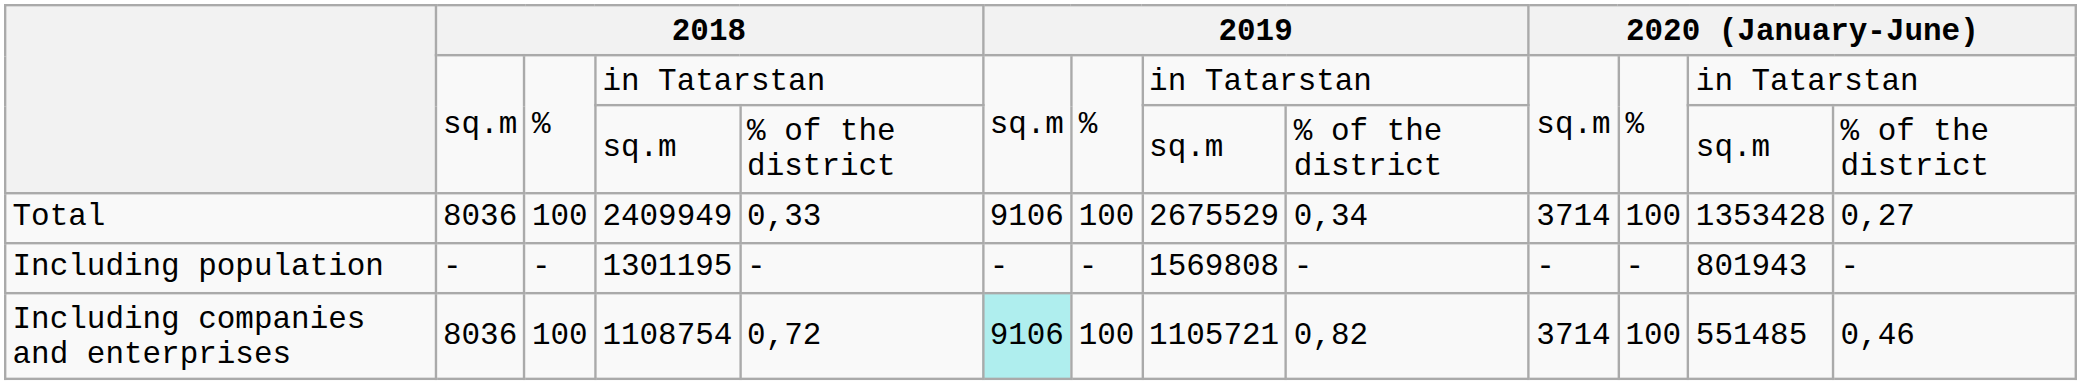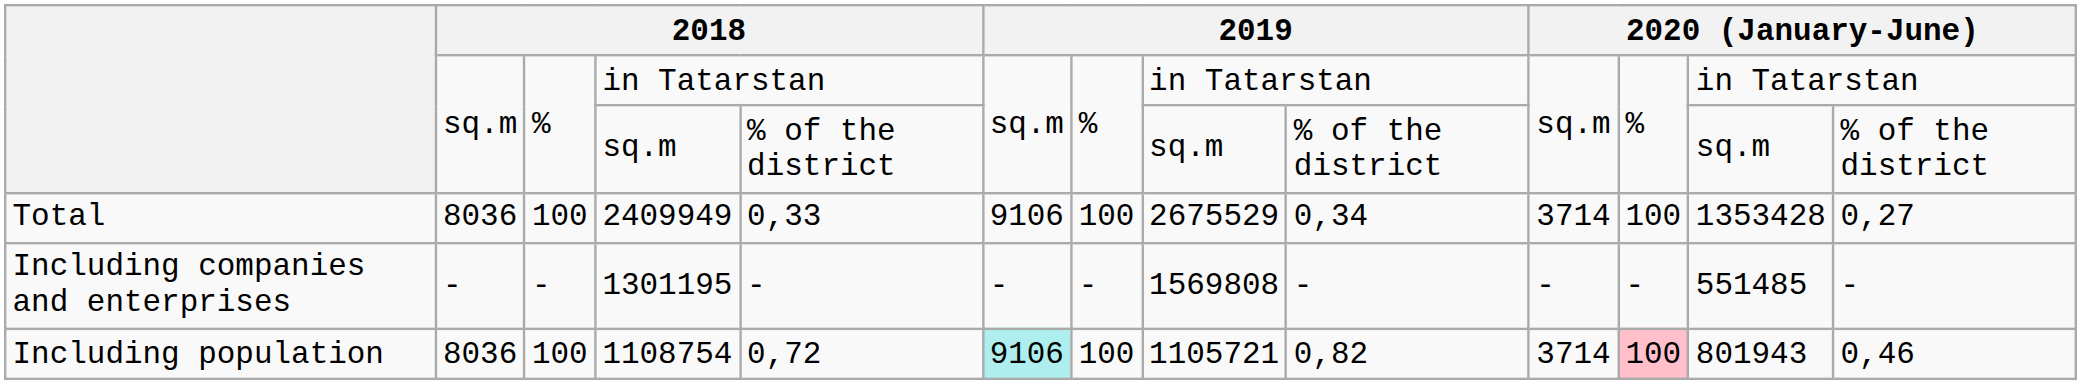(198, 268) Including population -> (189, 286) Including companies and enterprises
(1752, 268) 801943 -> (1752, 286) 551485
(189, 336) Including companies and enterprises -> (198, 354) Including population
(1653, 336) no background -> (1653, 354) pink background
(1752, 336) 551485 -> (1752, 354) 801943
